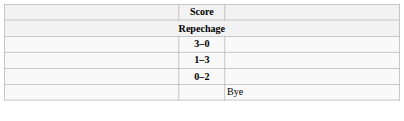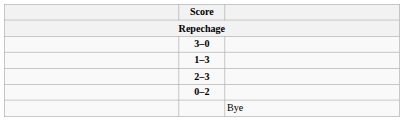+ row: (202, 76)
